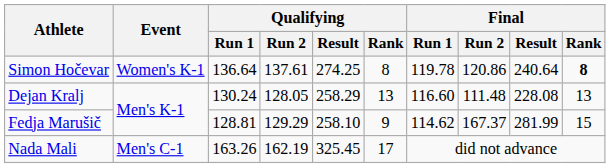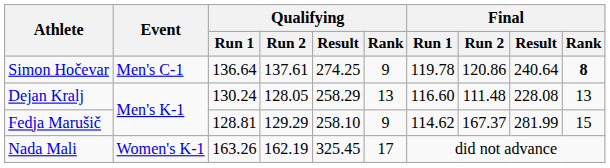(161, 69) Women's K-1 -> (150, 69) Men's C-1
(386, 69) 8 -> (386, 69) 9
(150, 149) Men's C-1 -> (161, 149) Women's K-1
